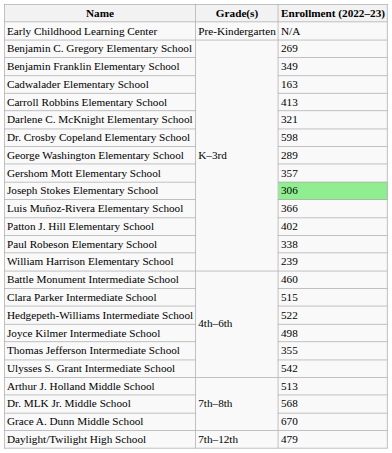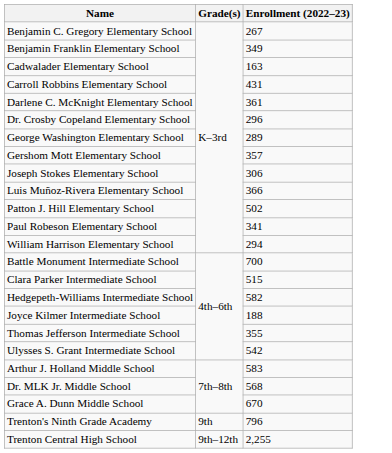- row: (82, 31)
(289, 48) 269 -> (254, 31) 267
(289, 102) 413 -> (254, 84) 431
(289, 119) 321 -> (254, 102) 361
(289, 137) 598 -> (254, 119) 296
(289, 191) lightgreen background -> (254, 173) no background
(289, 226) 402 -> (254, 208) 502
(289, 244) 338 -> (254, 226) 341
(289, 262) 239 -> (254, 244) 294
(289, 279) 460 -> (254, 262) 700
(289, 315) 522 -> (254, 297) 582
(289, 333) 498 -> (254, 315) 188
(289, 386) 513 -> (254, 368) 583
- row: (77, 439)
+ row: (79, 421)
+ row: (72, 439)
